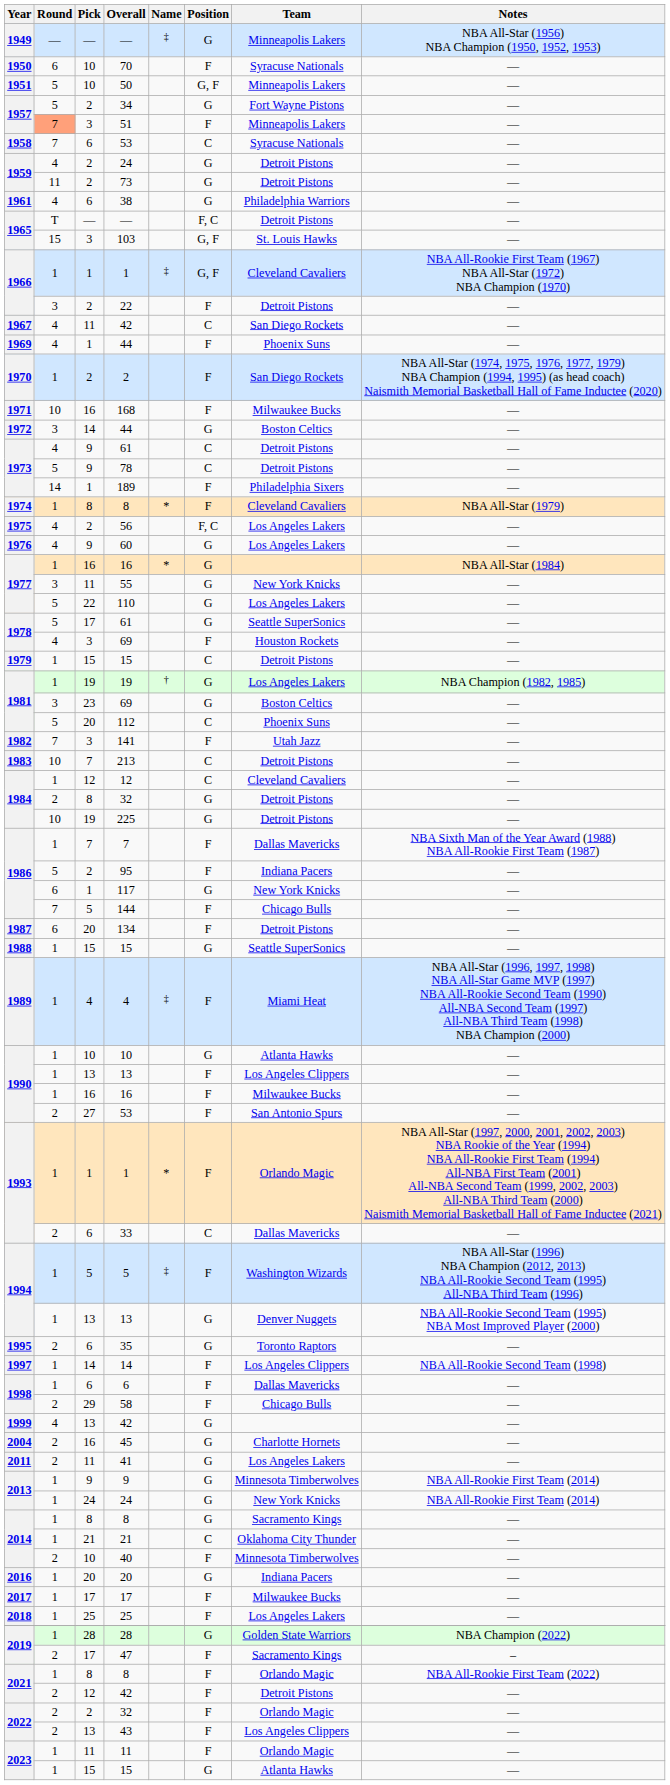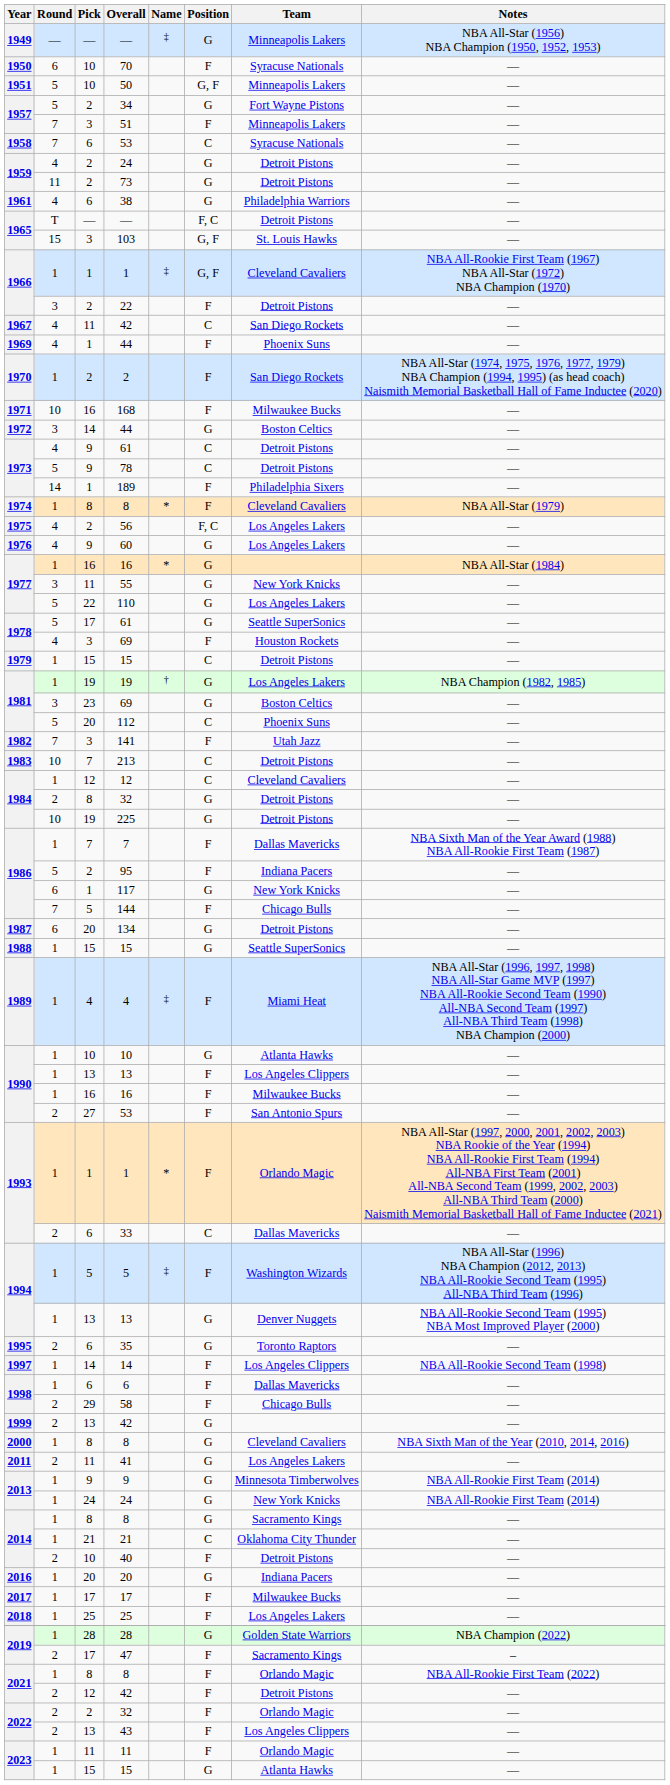(55, 124) lightsalmon background -> (55, 124) no background
(208, 928) F -> (208, 928) G
(55, 1423) 4 -> (55, 1423) 2
+ row: (19, 1442)
- row: (19, 1442)
(297, 1558) Minnesota Timberwolves -> (297, 1558) Detroit Pistons
